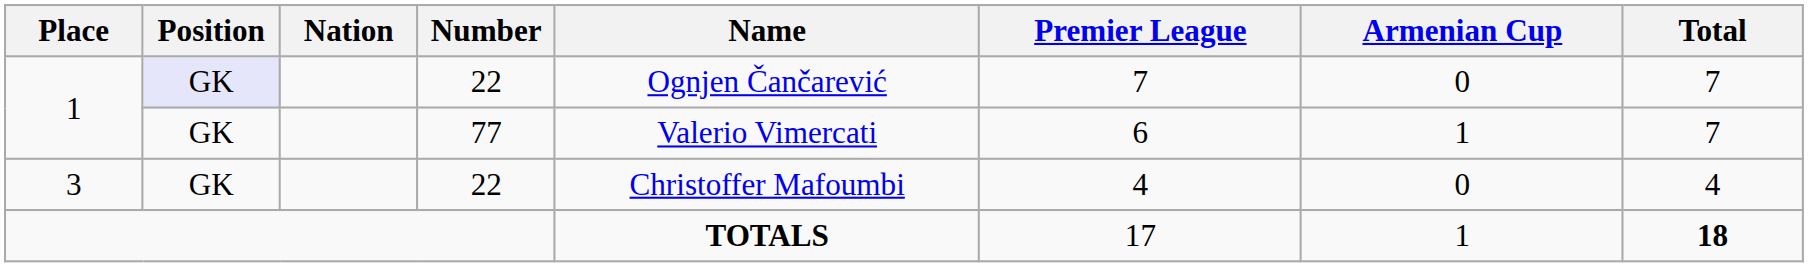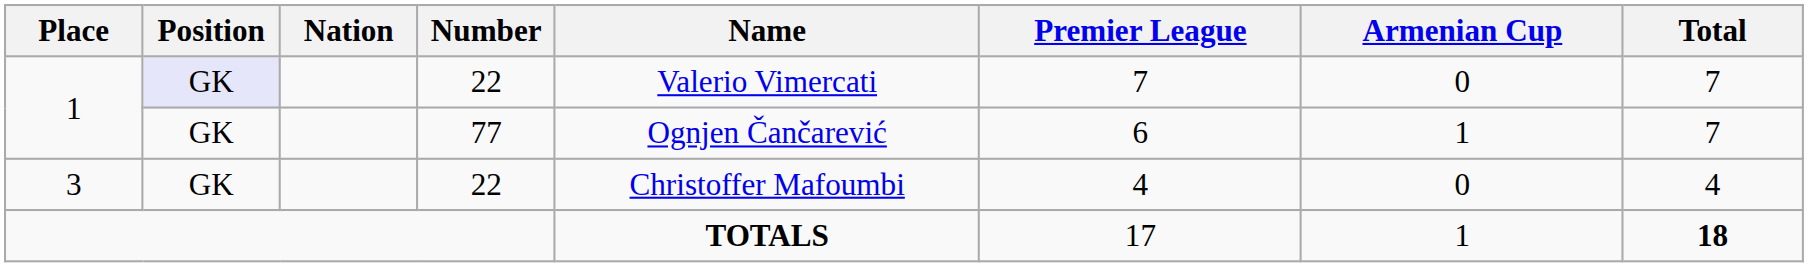(767, 81) Ognjen Čančarević -> (767, 81) Valerio Vimercati
(767, 133) Valerio Vimercati -> (767, 133) Ognjen Čančarević
